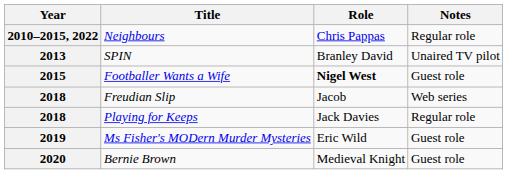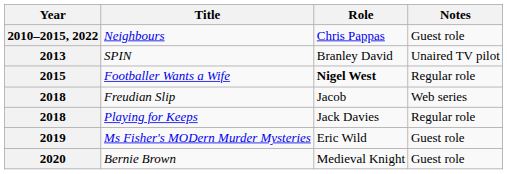(443, 35) Regular role -> (438, 35) Guest role
(438, 76) Guest role -> (443, 76) Regular role
